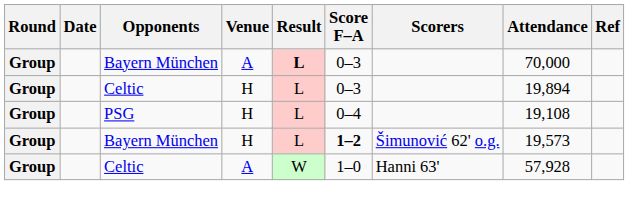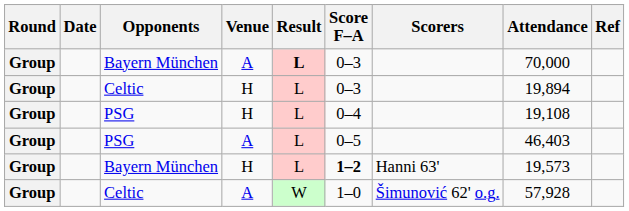+ row: (119, 140)
(438, 140) Šimunović 62' o.g. -> (408, 166) Hanni 63'
(408, 166) Hanni 63' -> (438, 192) Šimunović 62' o.g.
